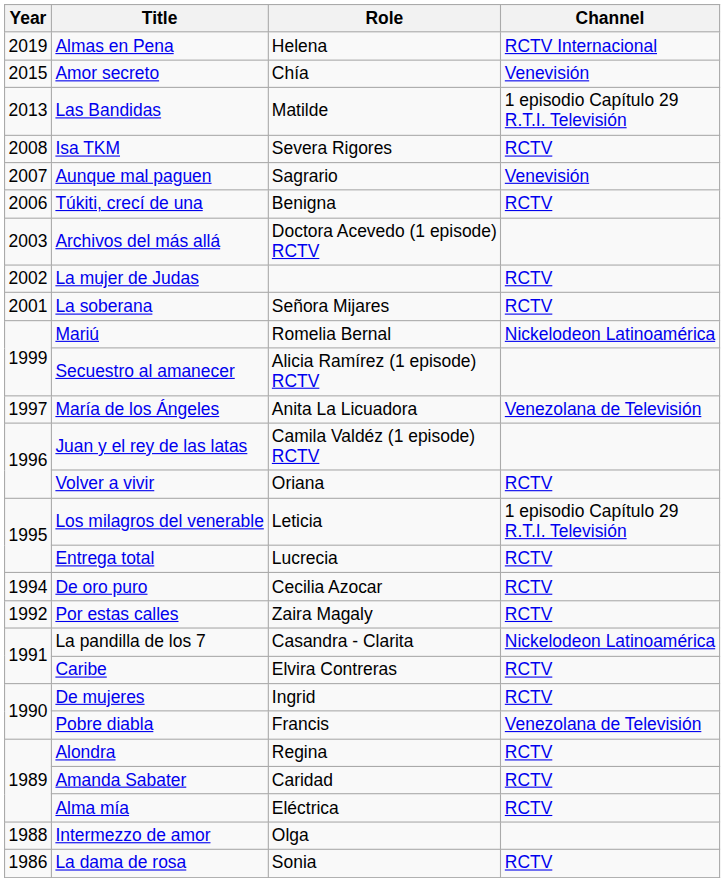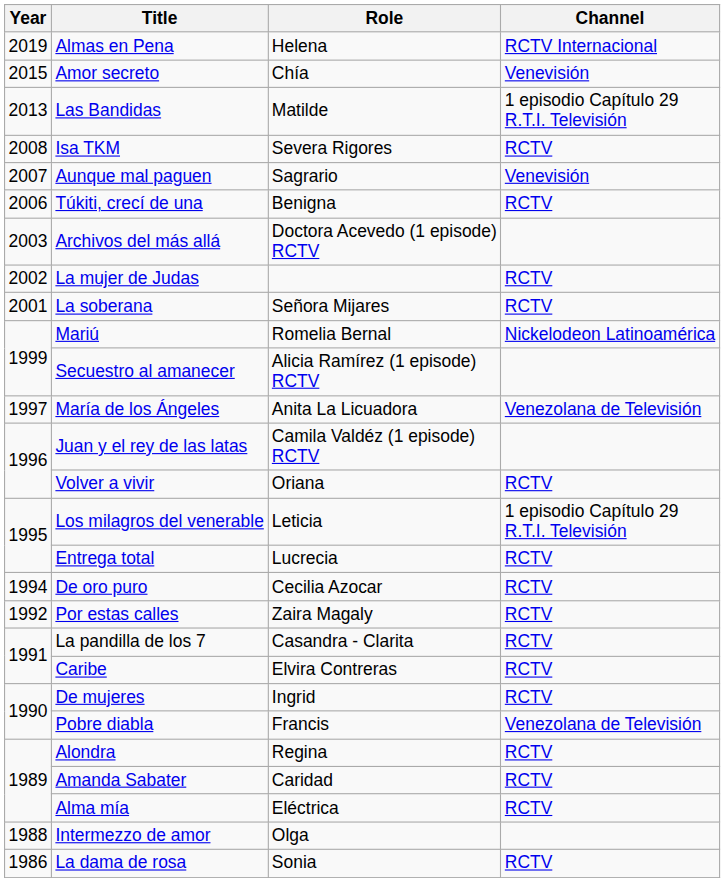(610, 641) Nickelodeon Latinoamérica -> (529, 641) RCTV
